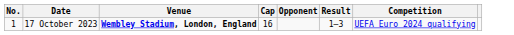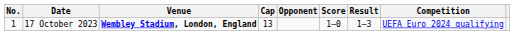+ column: (334, 11)
(268, 24) 16 -> (268, 24) 13
